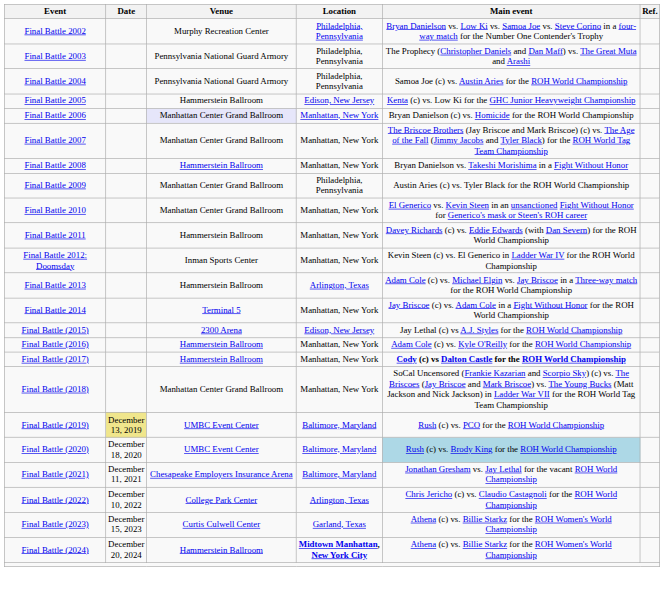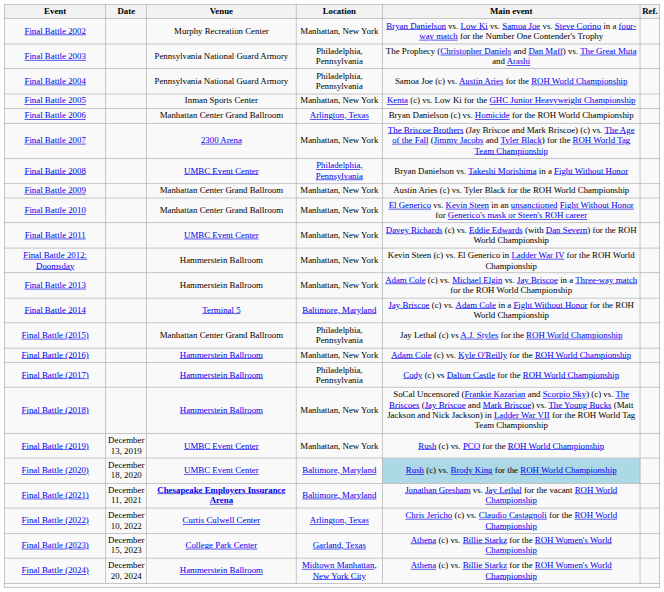(339, 31) Philadelphia, Pennsylvania -> (339, 31) Manhattan, New York
(221, 100) Hammerstein Ballroom -> (221, 100) Inman Sports Center
(339, 100) Edison, New Jersey -> (339, 100) Manhattan, New York
(221, 115) lavender background -> (221, 115) no background
(339, 115) Manhattan, New York -> (339, 115) Arlington, Texas
(221, 140) Manhattan Center Grand Ballroom -> (221, 140) 2300 Arena
(221, 165) Hammerstein Ballroom -> (221, 170) UMBC Event Center
(339, 165) Manhattan, New York -> (339, 170) Philadelphia, Pennsylvania
(339, 185) Philadelphia, Pennsylvania -> (339, 190) Manhattan, New York
(221, 235) Hammerstein Ballroom -> (221, 235) UMBC Event Center
(221, 260) Inman Sports Center -> (221, 260) Hammerstein Ballroom
(339, 285) Arlington, Texas -> (339, 285) Manhattan, New York
(339, 310) Manhattan, New York -> (339, 310) Baltimore, Maryland
(221, 329) 2300 Arena -> (221, 335) Manhattan Center Grand Ballroom
(339, 329) Edison, New Jersey -> (339, 335) Philadelphia, Pennsylvania
(339, 359) Manhattan, New York -> (339, 374) Philadelphia, Pennsylvania
(511, 359) bold -> (511, 374) normal
(221, 389) Manhattan Center Grand Ballroom -> (221, 410) Hammerstein Ballroom
(126, 424) khaki background -> (126, 445) no background
(339, 424) Baltimore, Maryland -> (339, 445) Manhattan, New York
(221, 474) normal -> (221, 495) bold
(221, 499) College Park Center -> (221, 520) Curtis Culwell Center
(221, 524) Curtis Culwell Center -> (221, 545) College Park Center
(339, 549) bold -> (339, 570) normal
